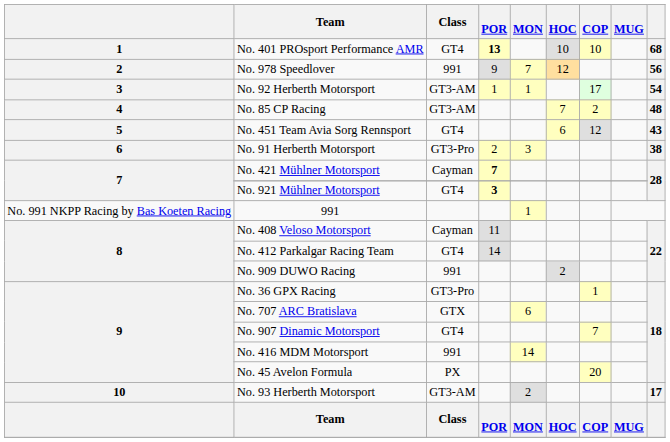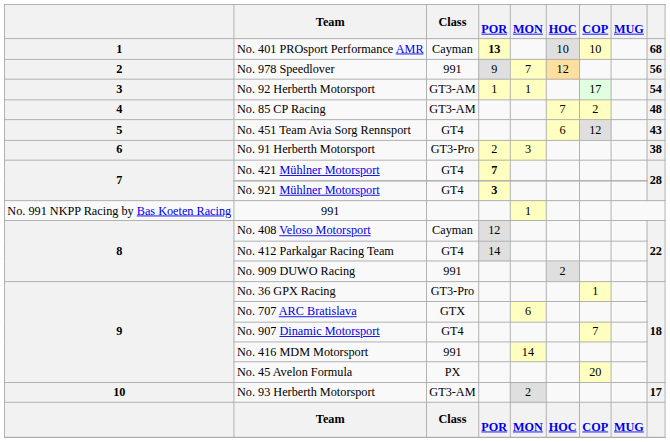(452, 48) GT4 -> (452, 48) Cayman
(452, 169) Cayman -> (452, 169) GT4
(494, 230) 11 -> (494, 230) 12
